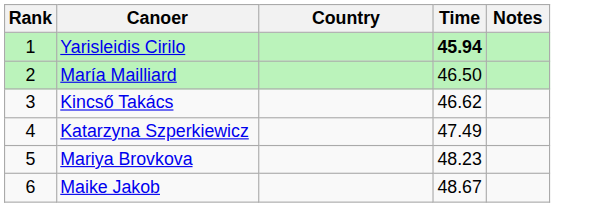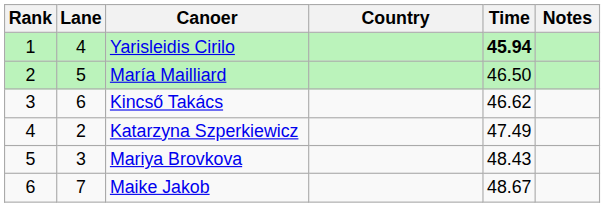+ column: (81, 18)
(460, 159) 48.23 -> (509, 159) 48.43
